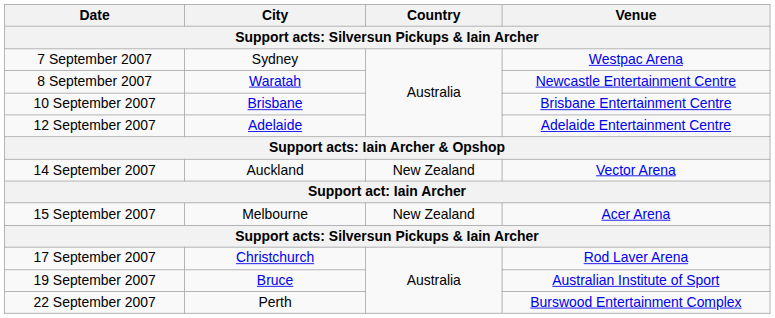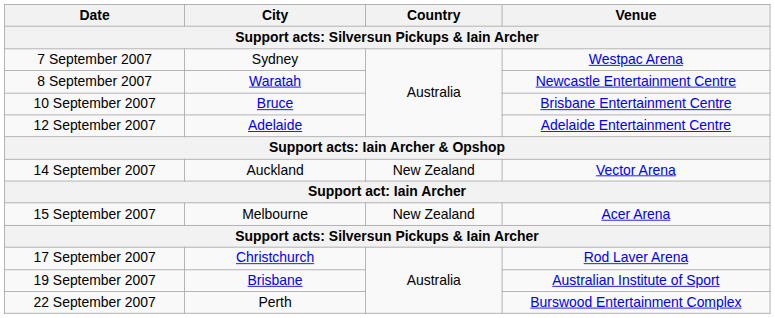(275, 103) Brisbane -> (275, 103) Bruce
(275, 280) Bruce -> (275, 280) Brisbane
